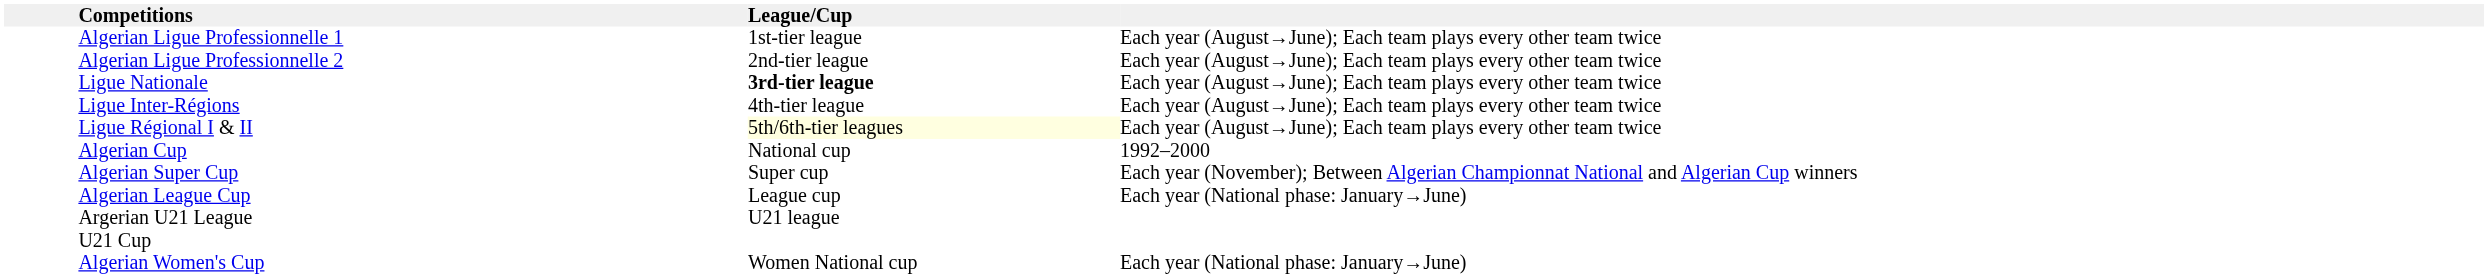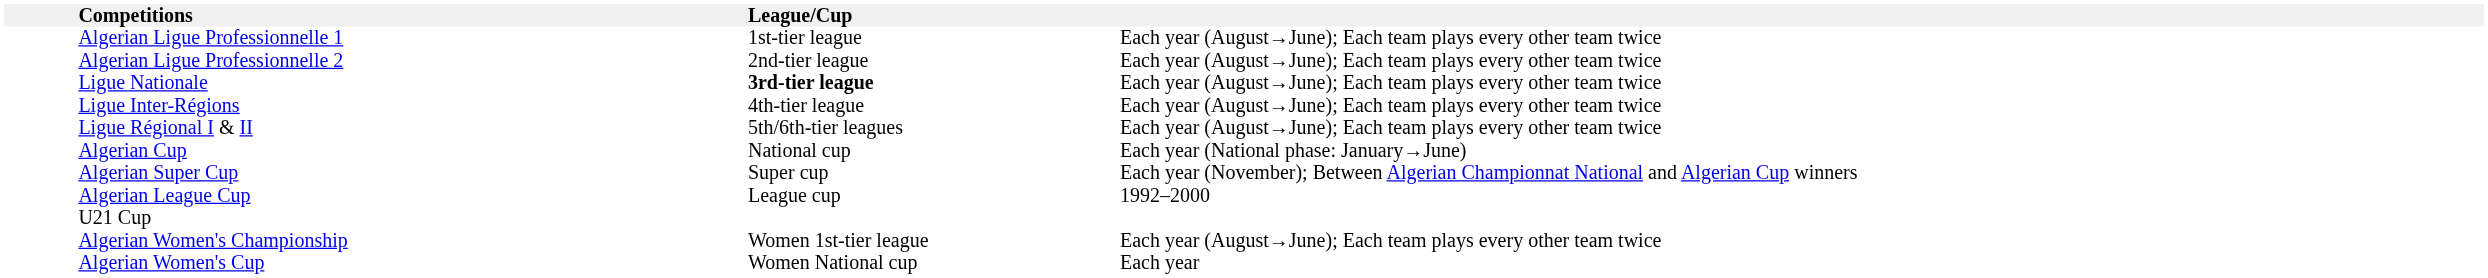(825, 127) lightyellow background -> (825, 127) no background
(1165, 150) 1992–2000 -> (1293, 150) Each year (National phase: January→June)
(1293, 195) Each year (National phase: January→June) -> (1165, 195) 1992–2000
- row: (165, 217)
+ row: (213, 240)
(1293, 262) Each year (National phase: January→June) -> (1160, 262) Each year
